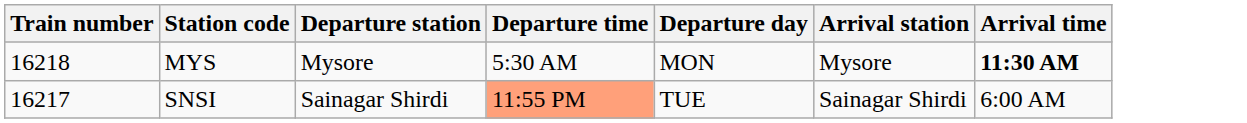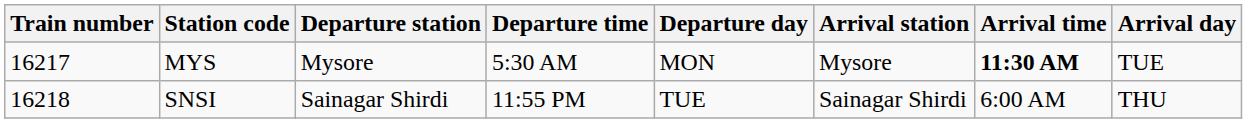+ column: (1177, 23)
(40, 61) 16218 -> (40, 61) 16217
(40, 99) 16217 -> (40, 99) 16218
(539, 99) lightsalmon background -> (539, 99) no background
